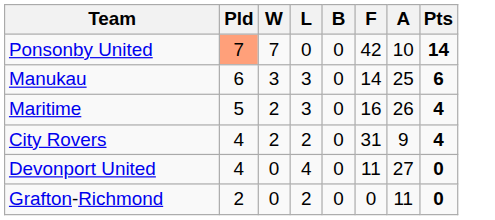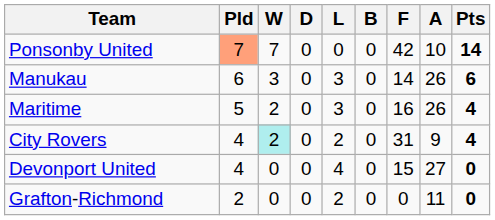+ column: (306, 19)
(403, 79) 25 -> (436, 79) 26
(274, 139) no background -> (274, 139) paleturquoise background
(371, 169) 11 -> (403, 169) 15
